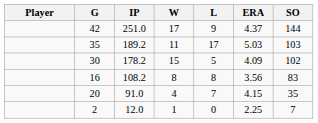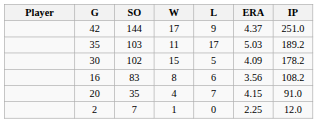columns swapped: (134, 12) <-> (293, 12)
(214, 77) 8 -> (214, 77) 6
